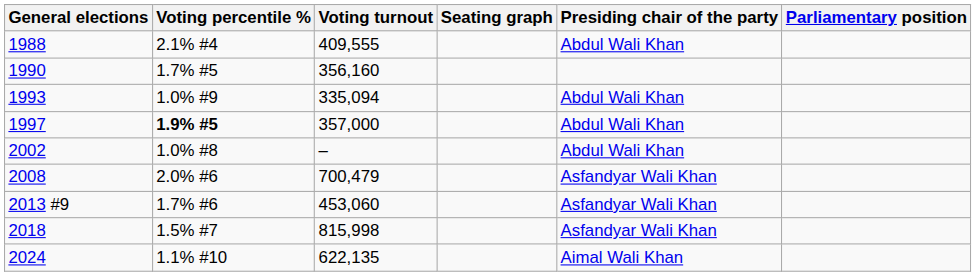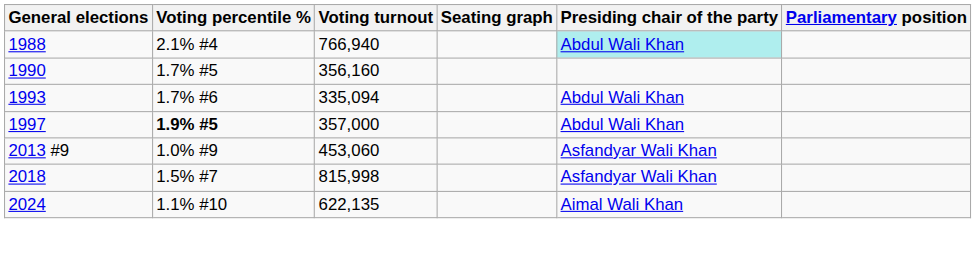(349, 44) 409,555 -> (349, 44) 766,940
(622, 44) no background -> (622, 44) paleturquoise background
(187, 97) 1.0% #9 -> (187, 97) 1.7% #6
- row: (27, 151)
- row: (27, 177)
(187, 204) 1.7% #6 -> (187, 151) 1.0% #9
